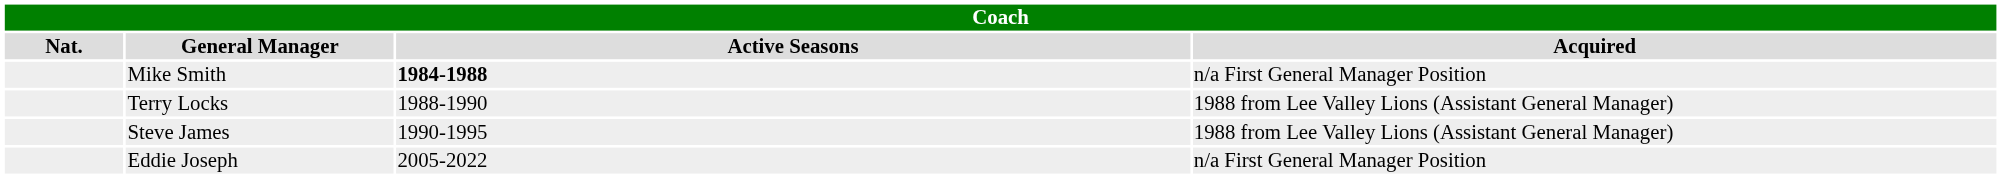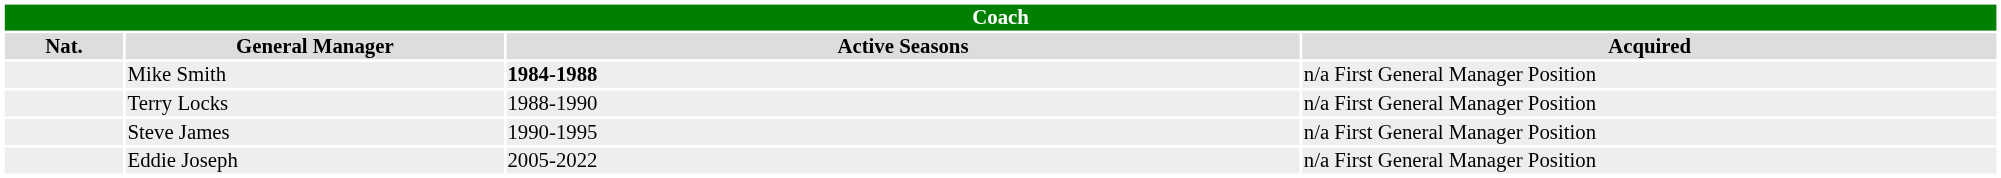(1434, 103) 1988 from Lee Valley Lions (Assistant General Manager) -> (1450, 103) n/a First General Manager Position
(1434, 131) 1988 from Lee Valley Lions (Assistant General Manager) -> (1450, 131) n/a First General Manager Position
